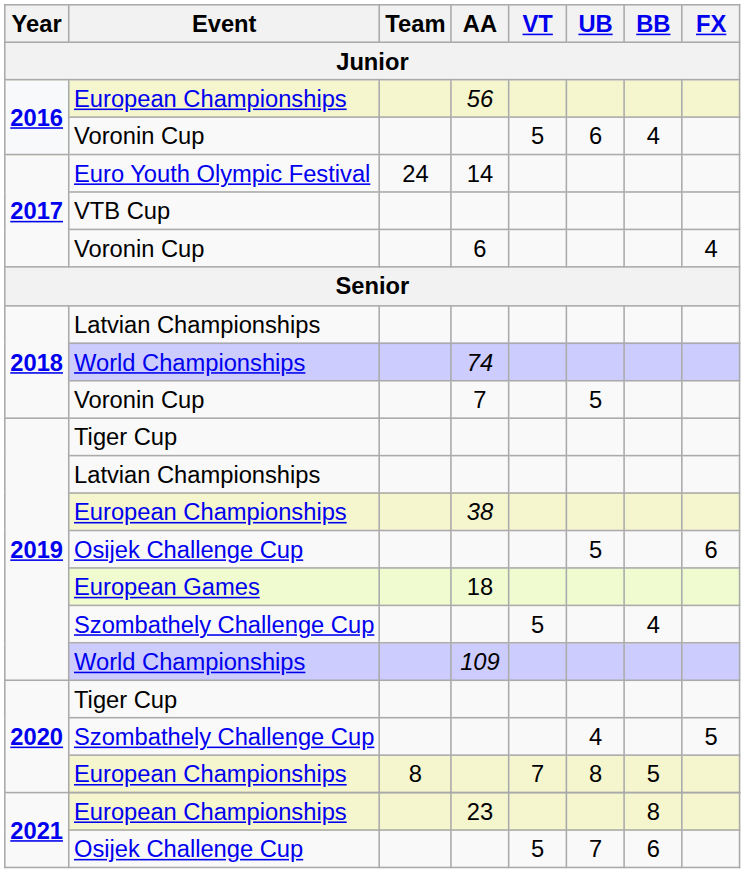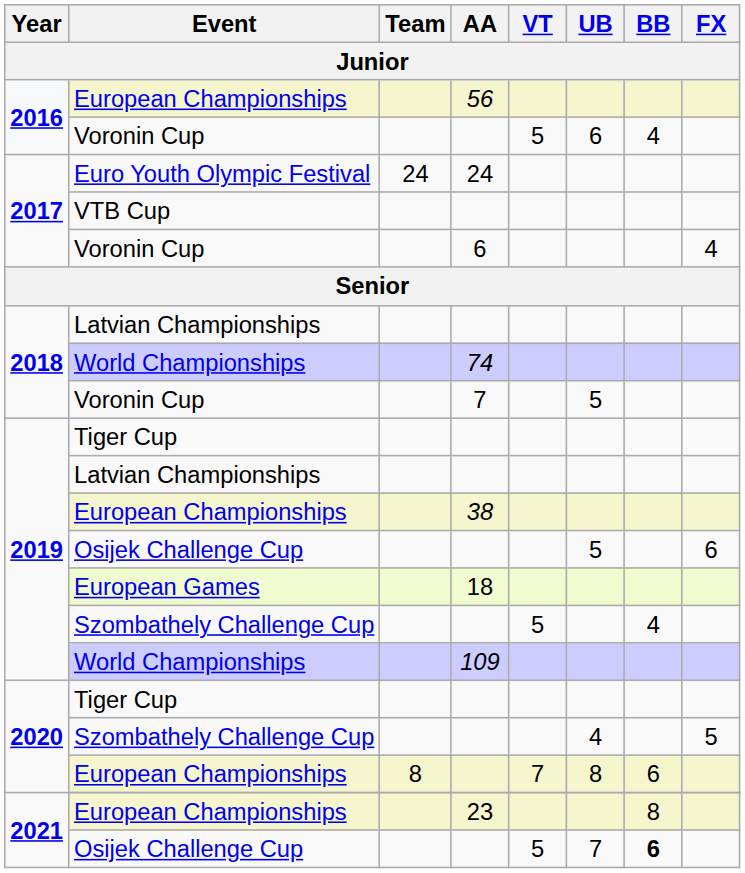(480, 174) 14 -> (480, 174) 24
(653, 774) 5 -> (653, 774) 6
(653, 850) normal -> (653, 850) bold
